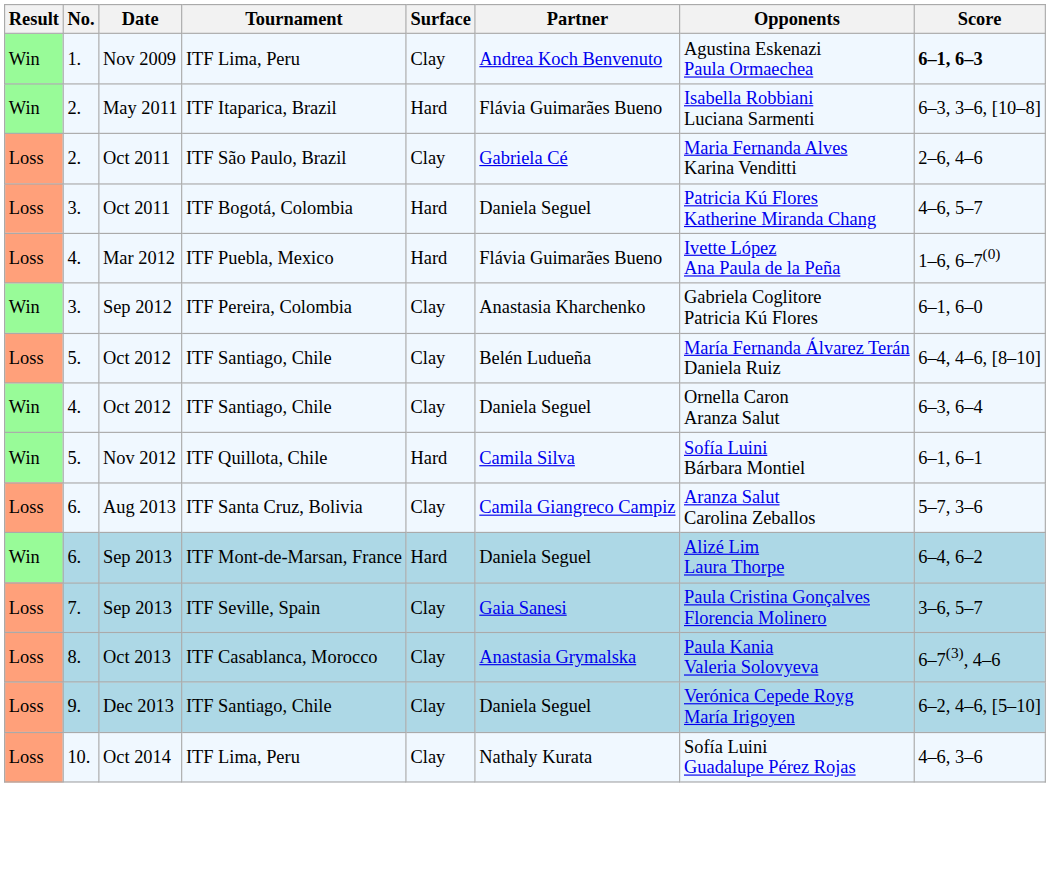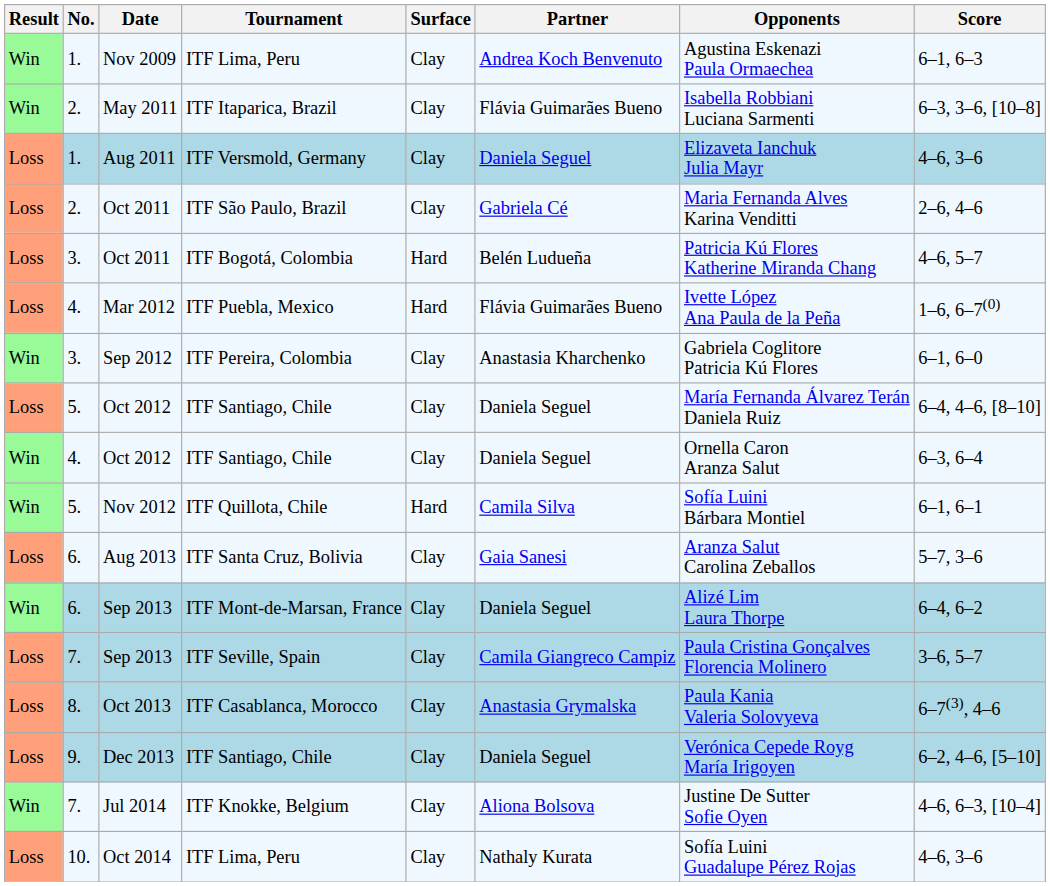(950, 58) bold -> (950, 58) normal
(429, 108) Hard -> (428, 108) Clay
+ row: (74, 158)
(535, 208) Daniela Seguel -> (535, 258) Belén Ludueña
(535, 357) Belén Ludueña -> (535, 407) Daniela Seguel
(577, 507) Camila Giangreco Campiz -> (523, 557) Gaia Sanesi
(429, 557) Hard -> (428, 607) Clay
(523, 607) Gaia Sanesi -> (577, 657) Camila Giangreco Campiz
+ row: (74, 806)
